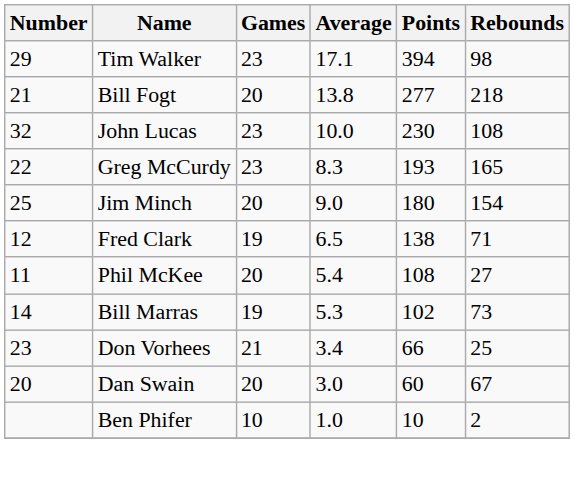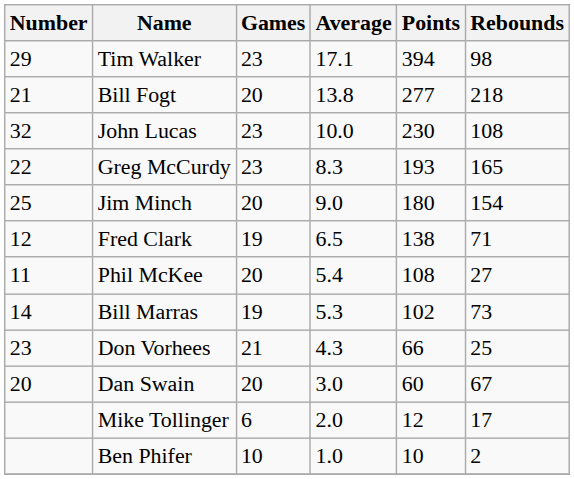(329, 347) 3.4 -> (329, 347) 4.3
+ row: (163, 419)
